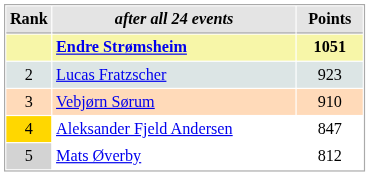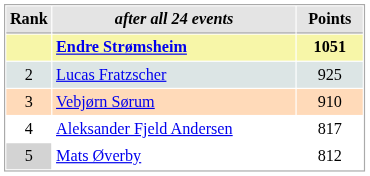(330, 74) 923 -> (330, 74) 925
(29, 128) gold background -> (29, 128) no background
(330, 128) 847 -> (330, 128) 817
